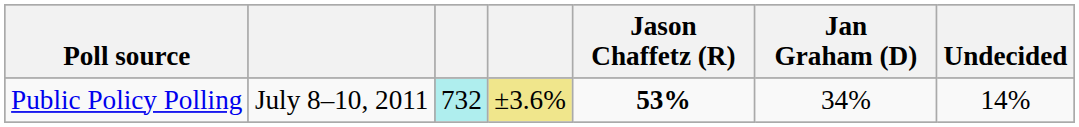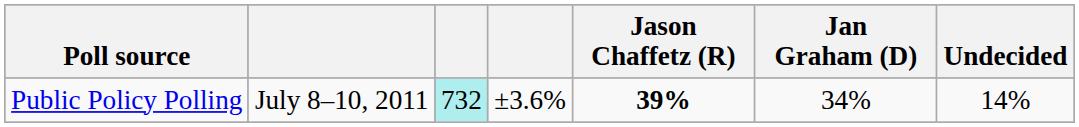(530, 99) khaki background -> (530, 99) no background
(663, 99) 53% -> (663, 99) 39%
